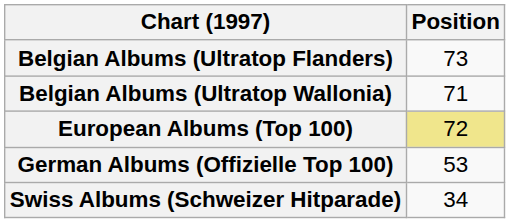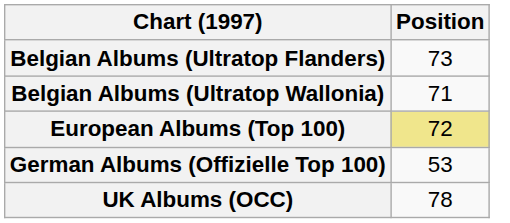- row: (206, 199)
+ row: (198, 199)
